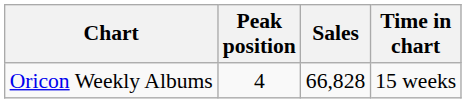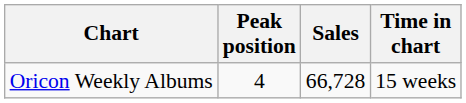(336, 80) 66,828 -> (336, 80) 66,728
